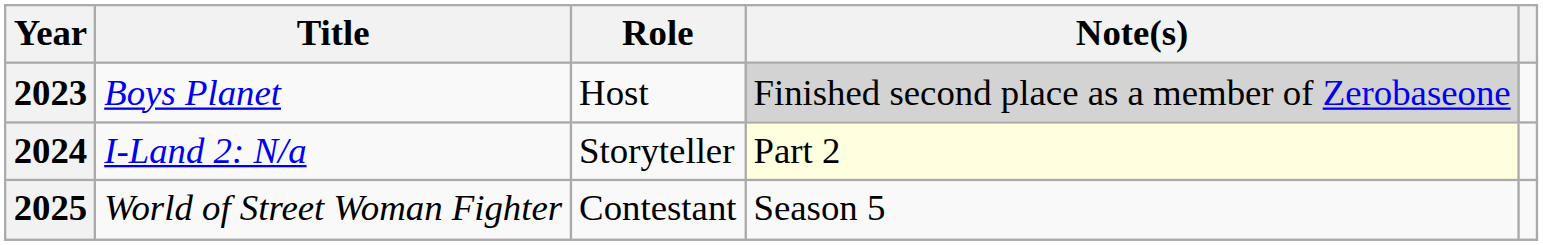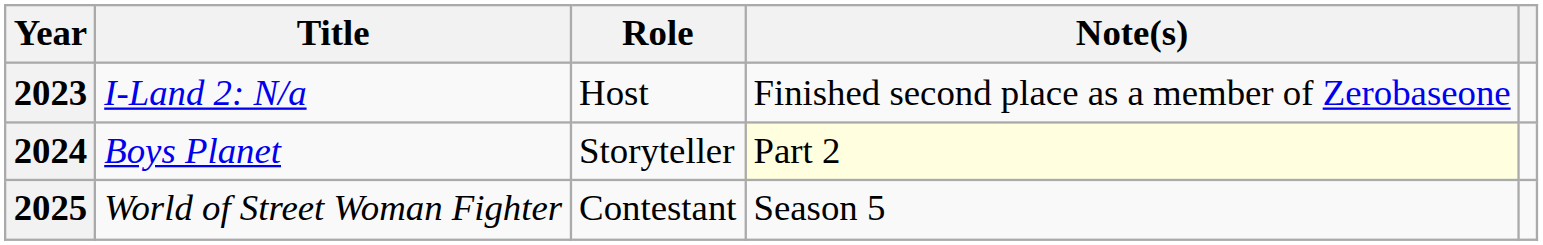(193, 92) Boys Planet -> (205, 92) I-Land 2: N/a
(1132, 92) lightgrey background -> (1132, 92) no background
(205, 150) I-Land 2: N/a -> (193, 150) Boys Planet
